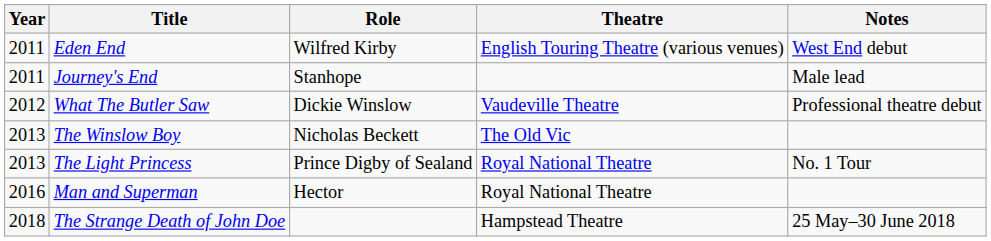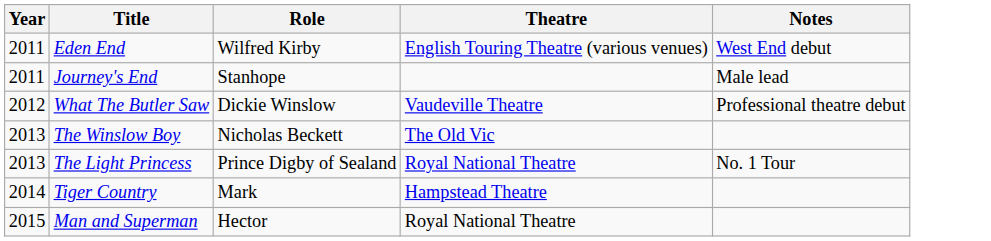+ row: (105, 192)
(27, 192) 2016 -> (27, 221) 2015
- row: (169, 221)
